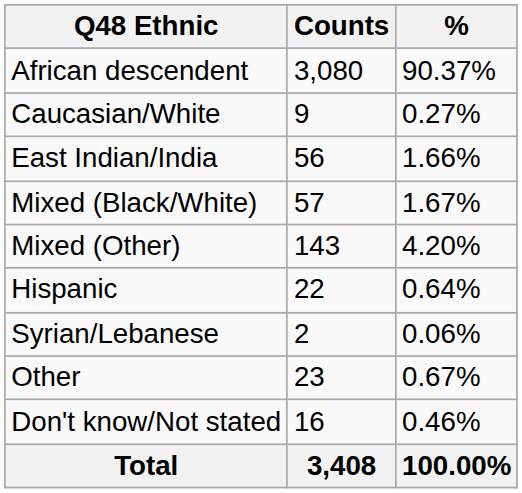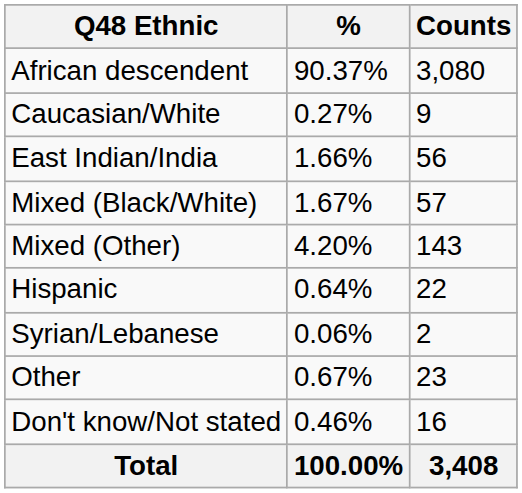columns swapped: (342, 26) <-> (457, 26)
